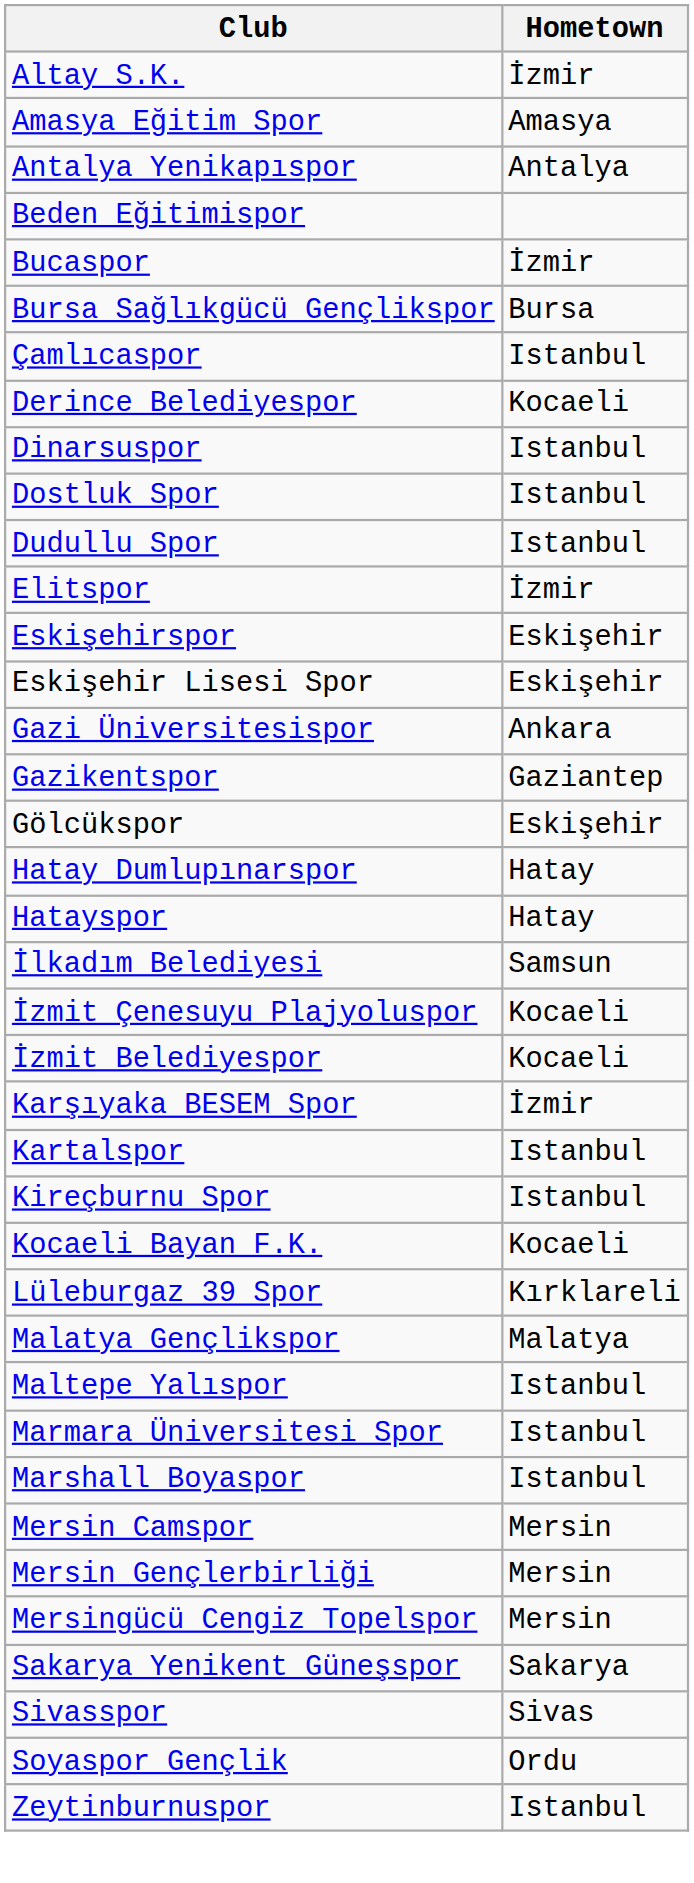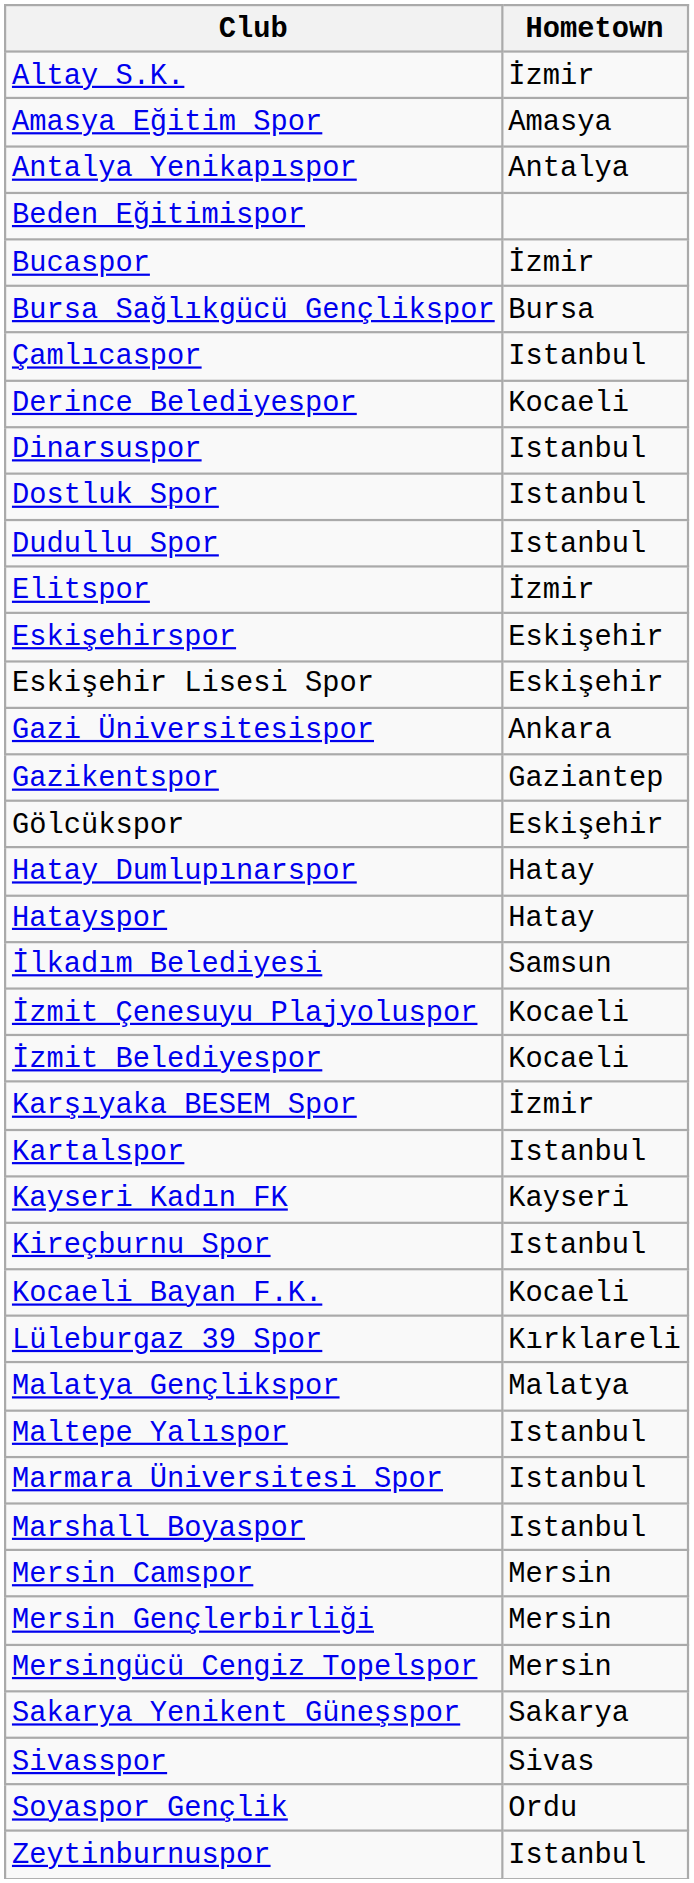+ row: (150, 1199)
